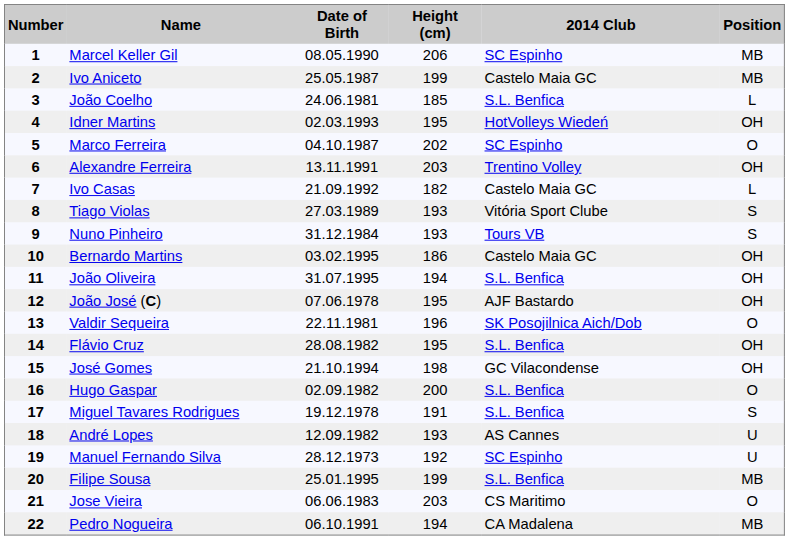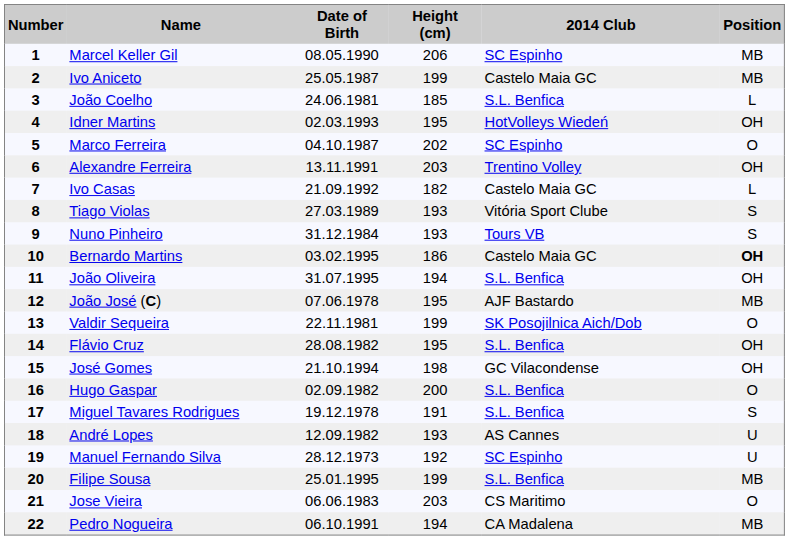(752, 256) normal -> (752, 256) bold
(752, 300) OH -> (752, 300) MB
(435, 323) 196 -> (435, 323) 199
